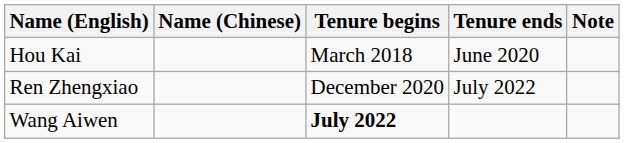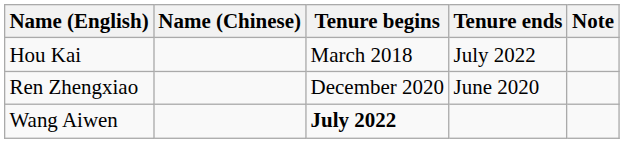(496, 54) June 2020 -> (495, 54) July 2022
(495, 87) July 2022 -> (496, 87) June 2020
